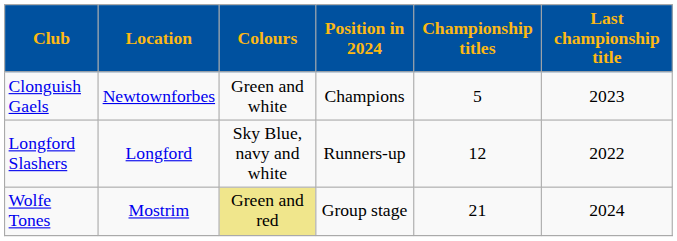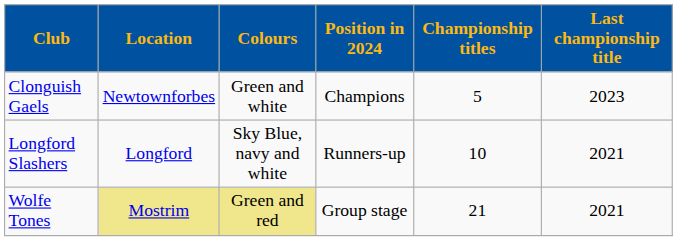(477, 153) 12 -> (477, 153) 10
(607, 153) 2022 -> (607, 153) 2021
(159, 211) no background -> (159, 211) khaki background
(607, 211) 2024 -> (607, 211) 2021
